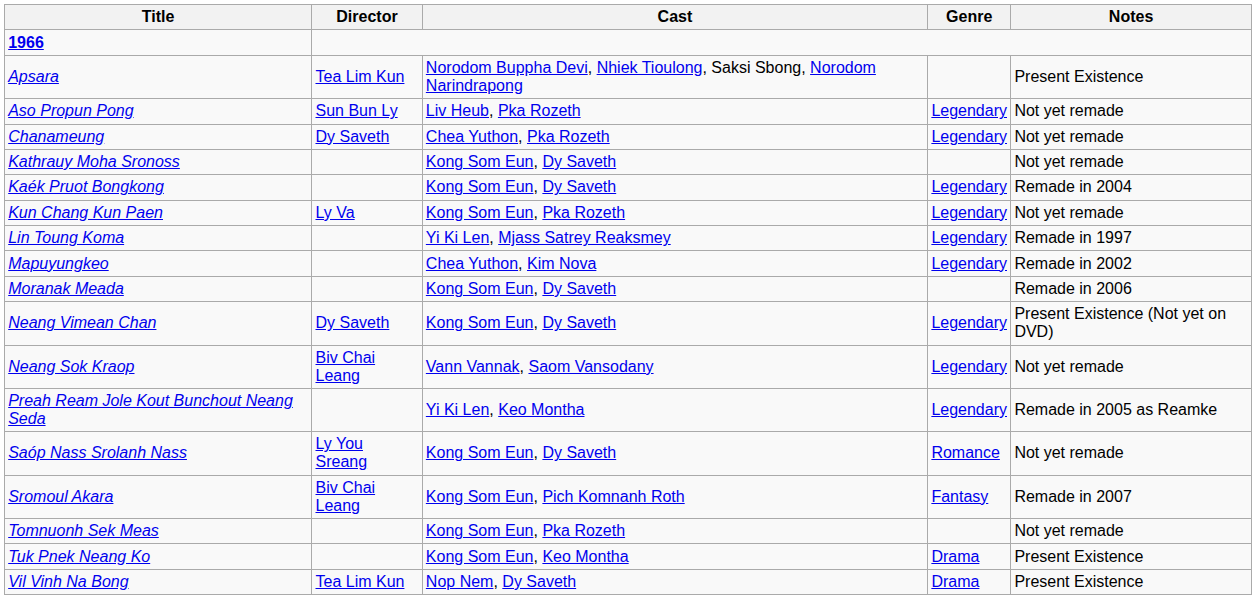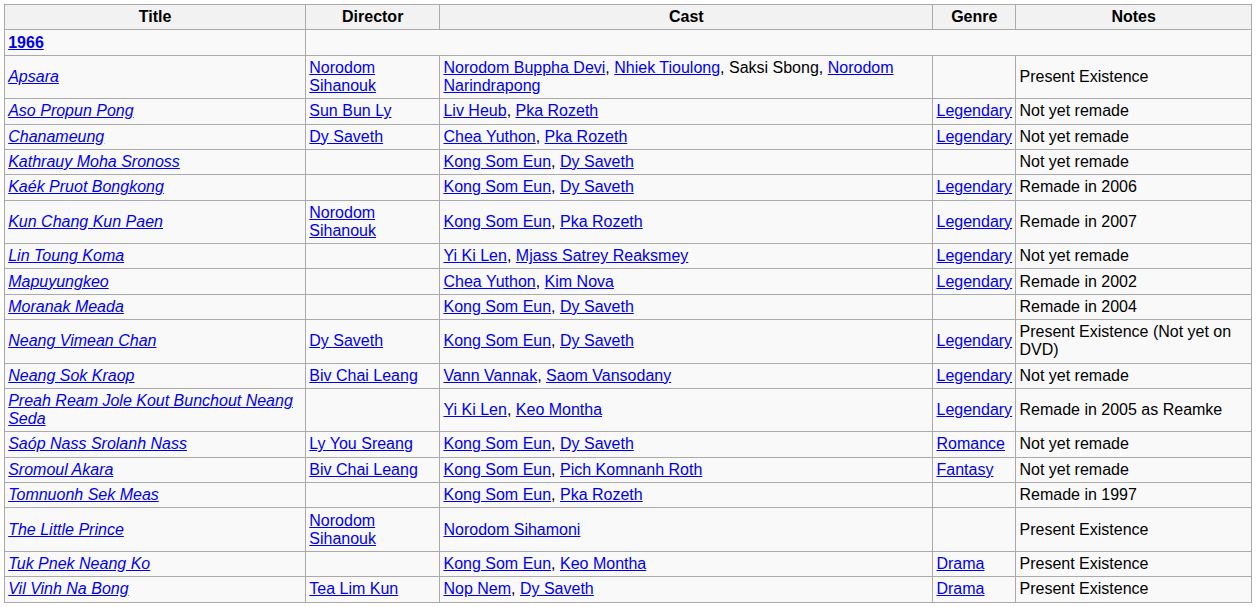(360, 76) Tea Lim Kun -> (343, 76) Norodom Sihanouk
(1073, 187) Remade in 2004 -> (1078, 187) Remade in 2006
(335, 212) Ly Va -> (343, 221) Norodom Sihanouk
(1069, 212) Not yet remade -> (1078, 221) Remade in 2007
(1073, 238) Remade in 1997 -> (1074, 256) Not yet remade
(1073, 288) Remade in 2006 -> (1078, 306) Remade in 2004
(1073, 496) Remade in 2007 -> (1074, 469) Not yet remade
(1069, 531) Not yet remade -> (1078, 495) Remade in 1997
+ row: (66, 529)
